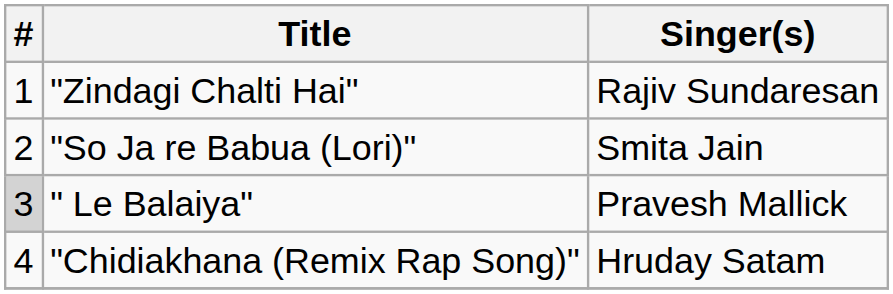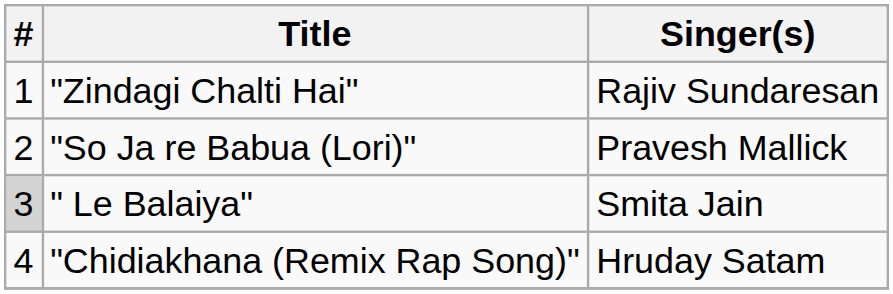(680, 147) Smita Jain -> (722, 147) Pravesh Mallick
(722, 204) Pravesh Mallick -> (680, 204) Smita Jain
